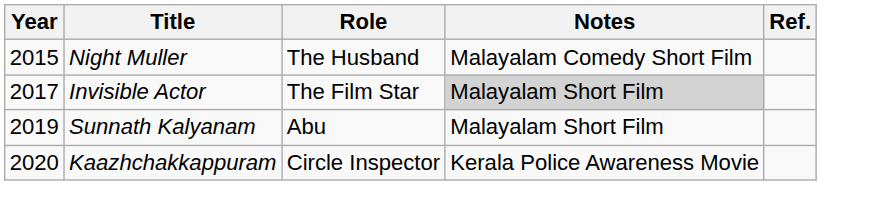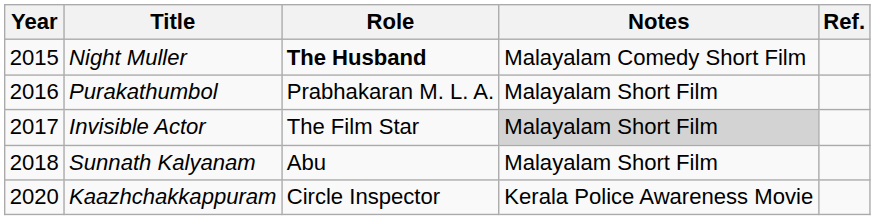(353, 57) normal -> (357, 57) bold
+ row: (143, 92)
(34, 127) 2019 -> (34, 162) 2018
